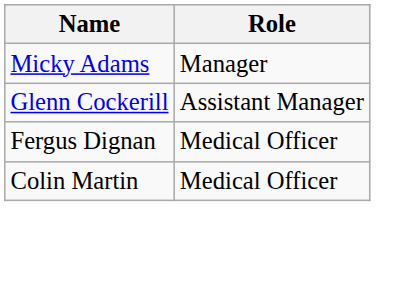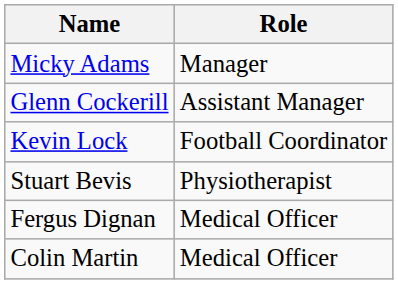+ row: (69, 141)
+ row: (71, 180)
